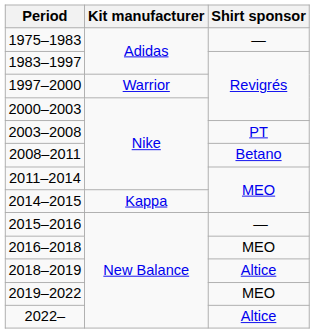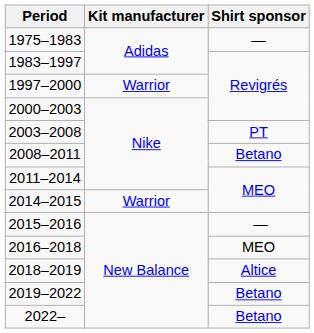(146, 201) Kappa -> (146, 201) Warrior
(259, 293) MEO -> (259, 293) Betano
(259, 316) Altice -> (259, 316) Betano
